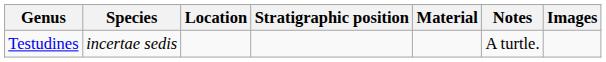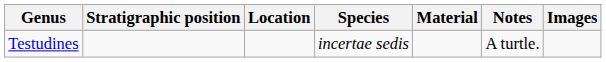columns swapped: (132, 17) <-> (332, 17)
